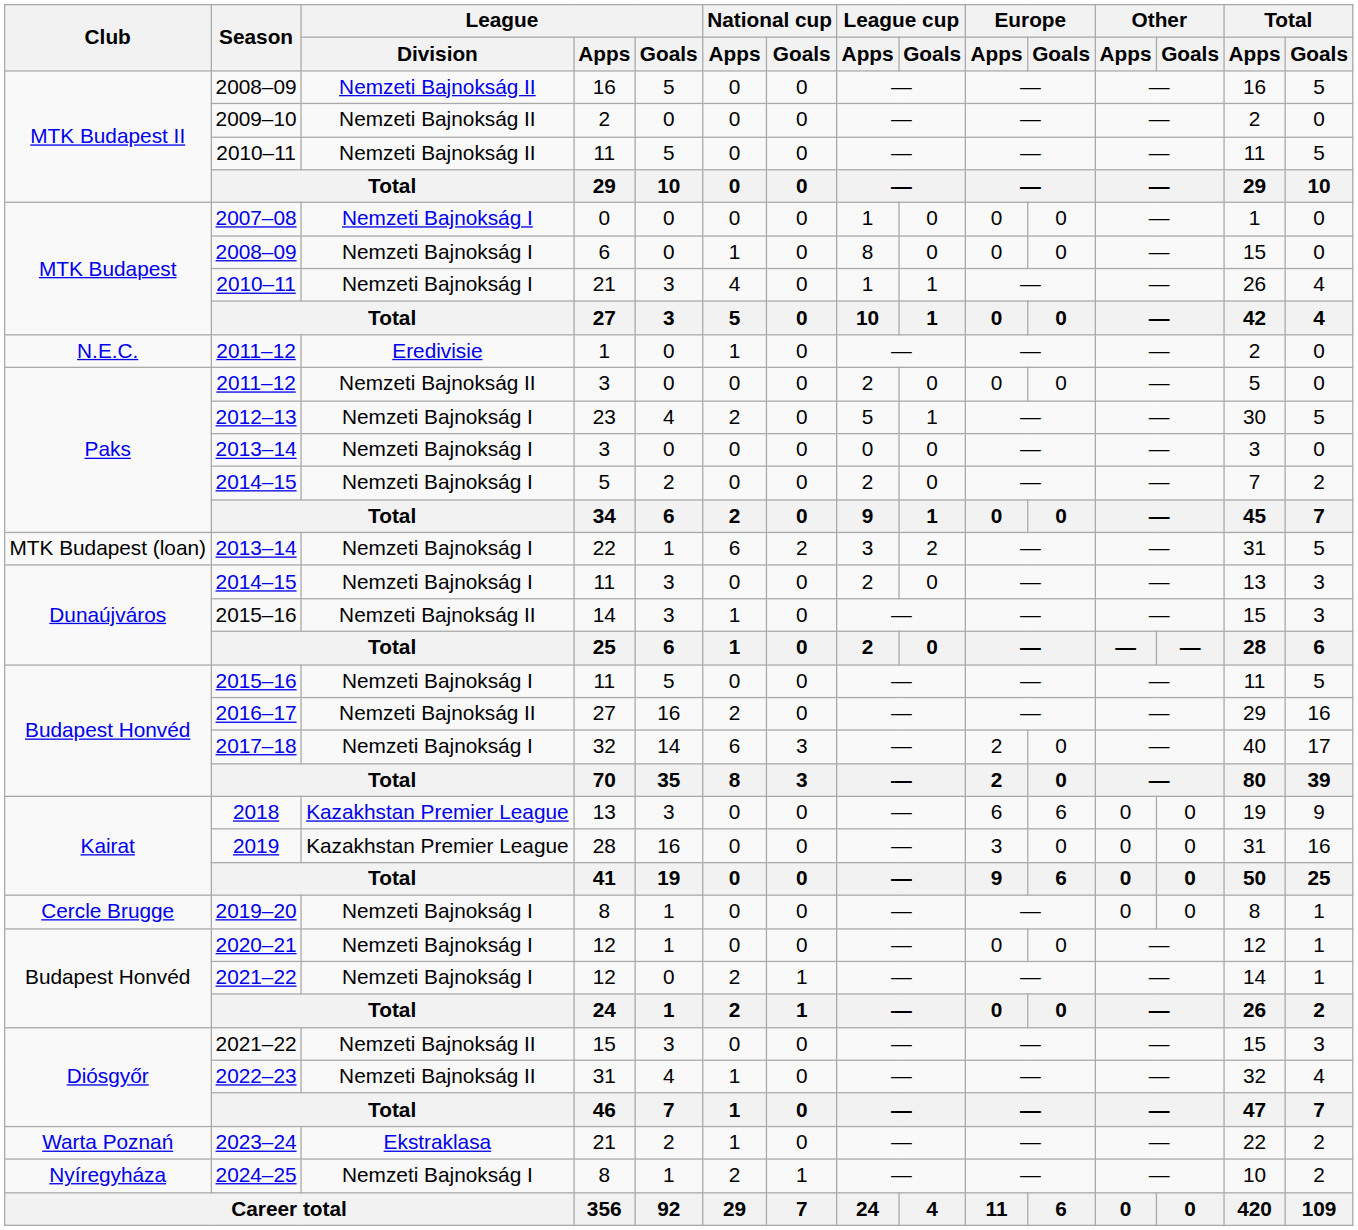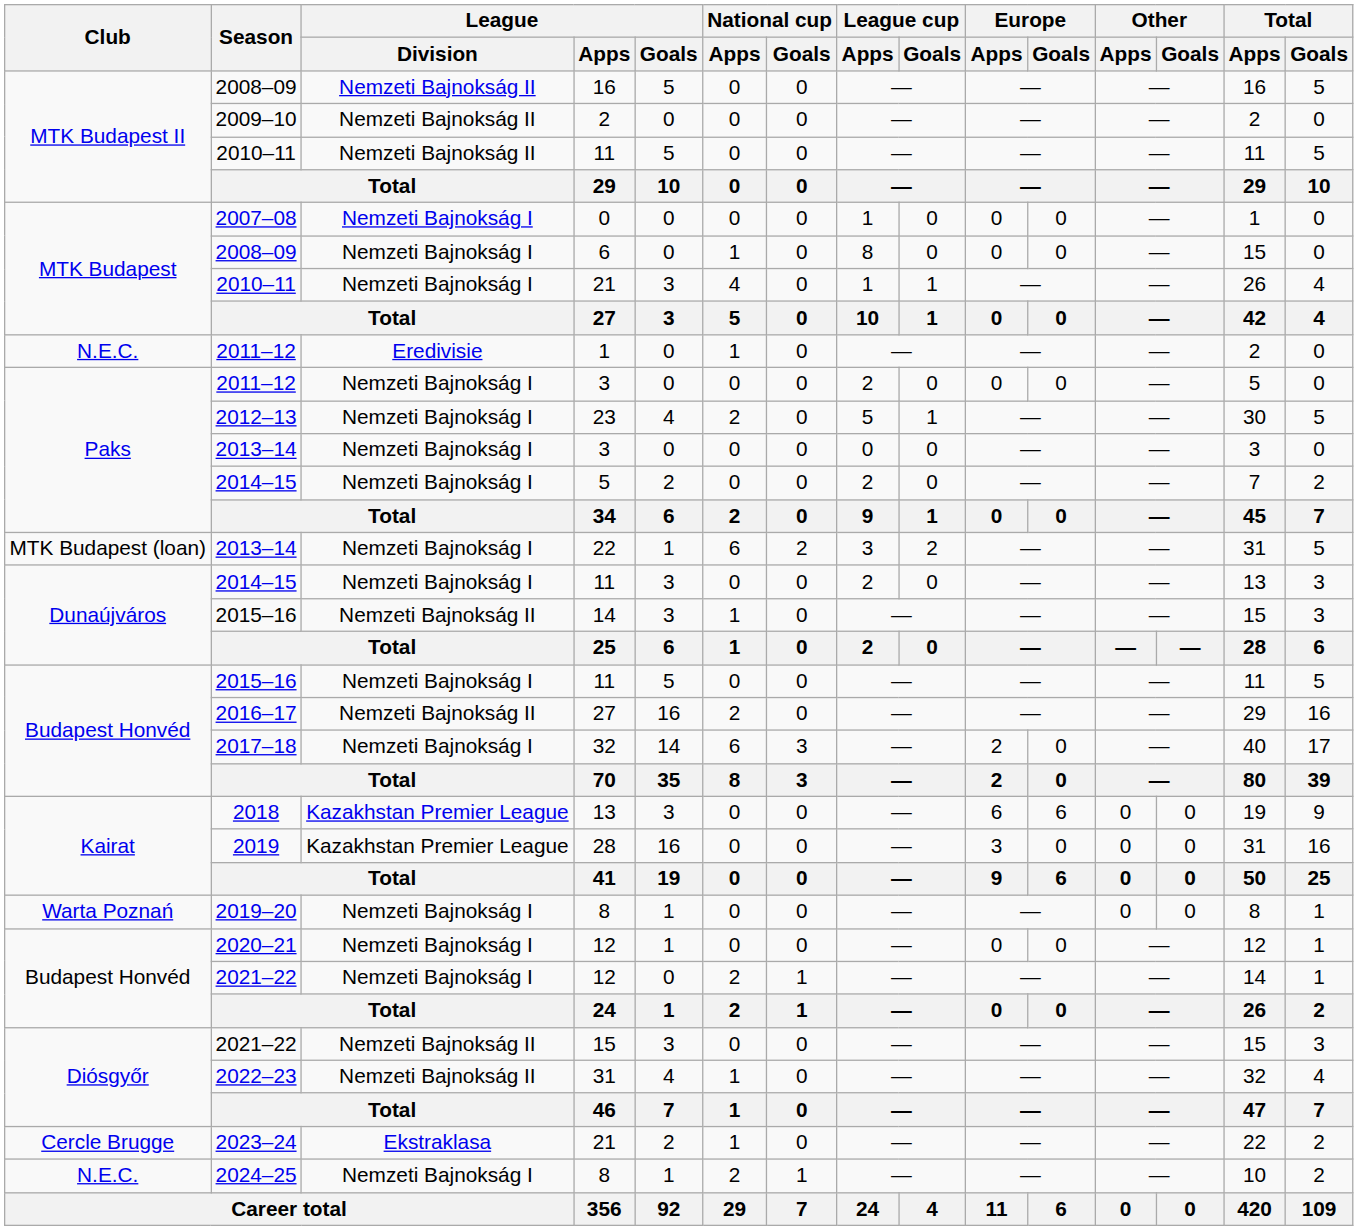(437, 383) Nemzeti Bajnokság II -> (437, 383) Nemzeti Bajnokság I
(108, 911) Cercle Brugge -> (108, 911) Warta Poznań
(108, 1142) Warta Poznań -> (108, 1142) Cercle Brugge
(108, 1175) Nyíregyháza -> (108, 1175) N.E.C.
